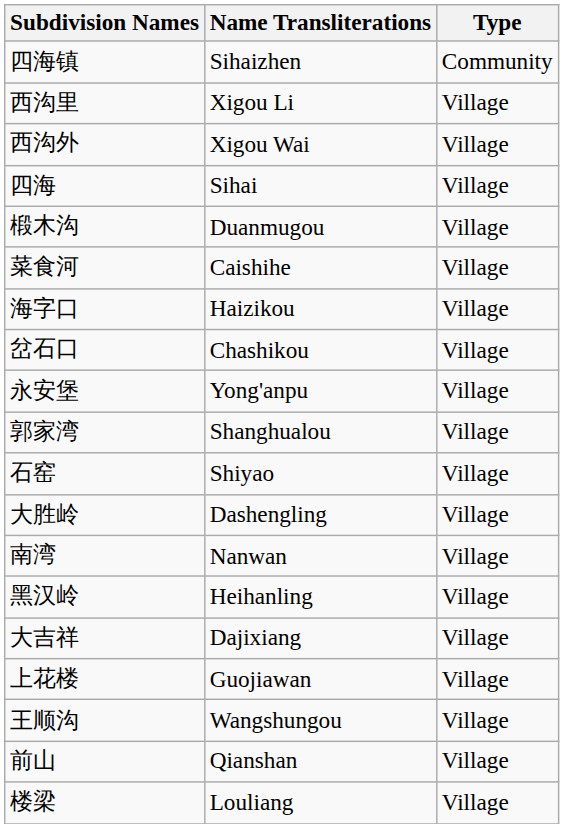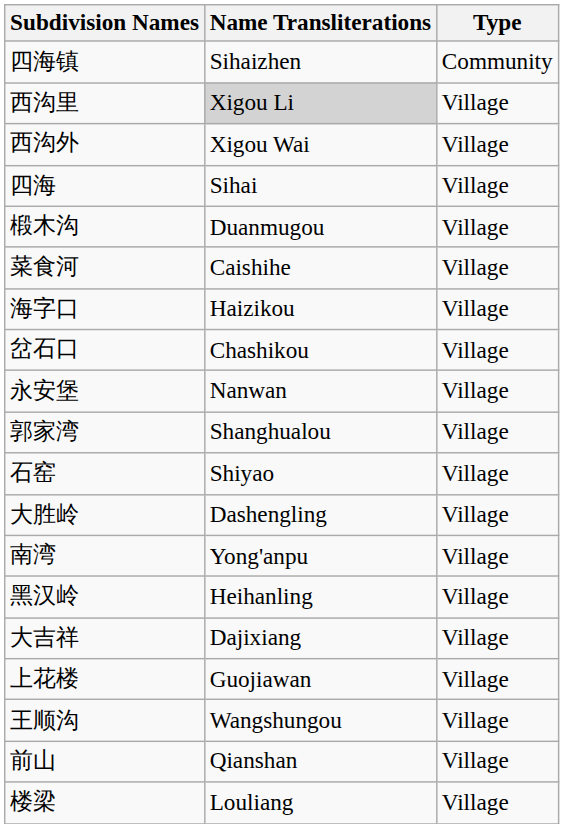(252, 103) no background -> (252, 103) lightgrey background
(259, 391) Yong'anpu -> (248, 391) Nanwan
(248, 555) Nanwan -> (259, 555) Yong'anpu
